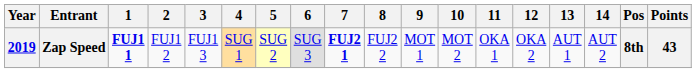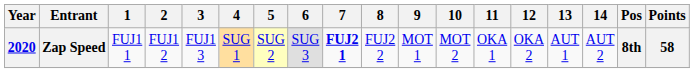(22, 47) 2019 -> (22, 47) 2020
(128, 47) bold -> (127, 47) normal
(669, 47) 43 -> (667, 47) 58
